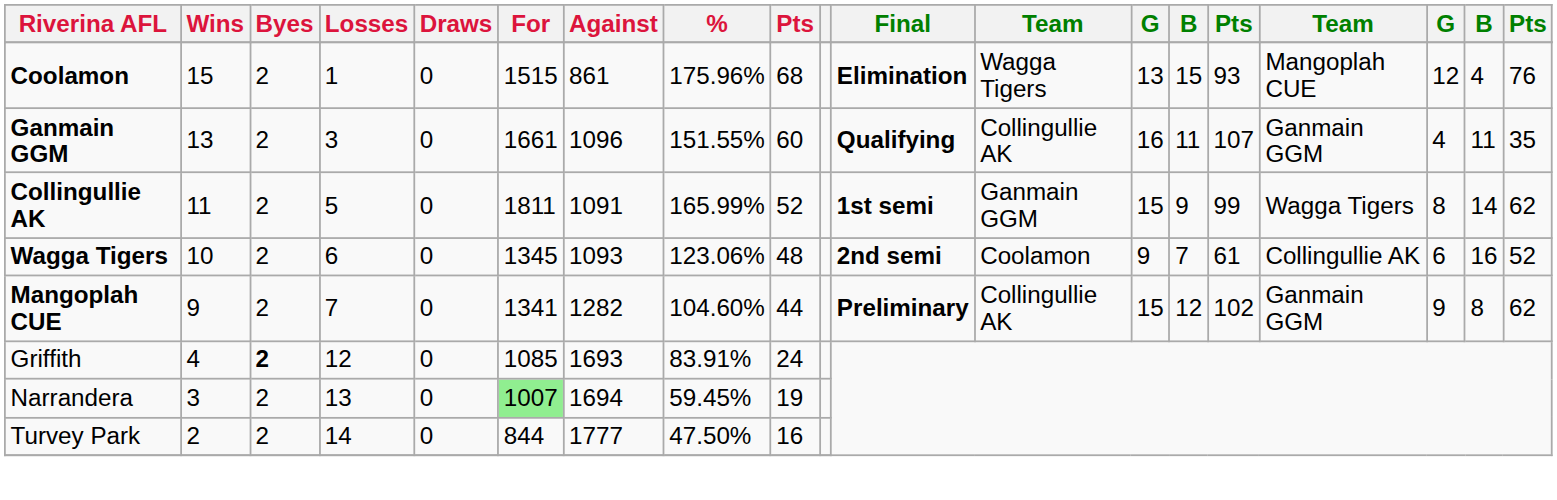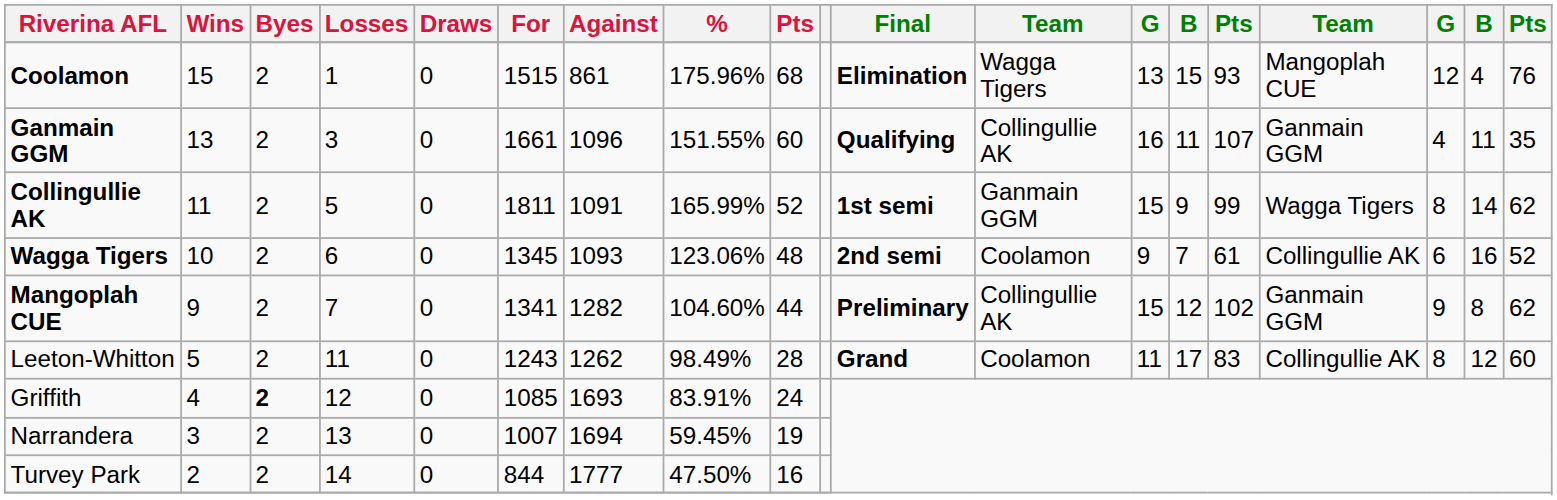+ row: (93, 359)
(531, 397) lightgreen background -> (531, 436) no background
